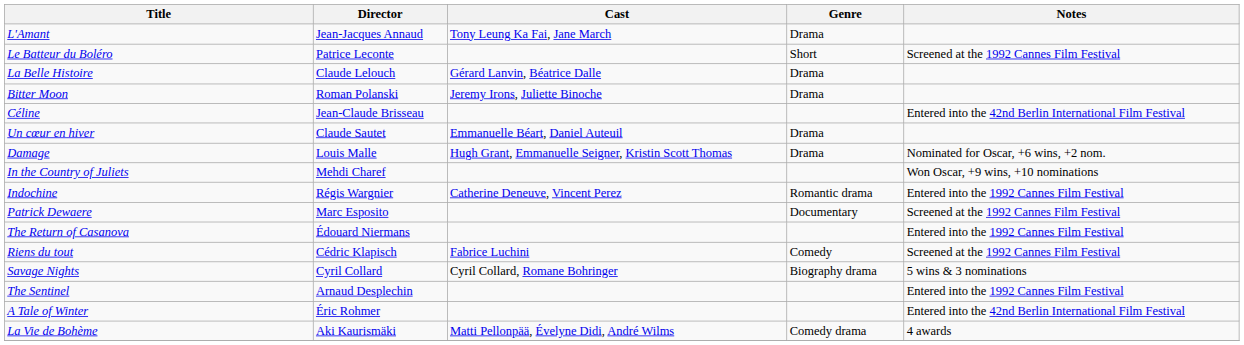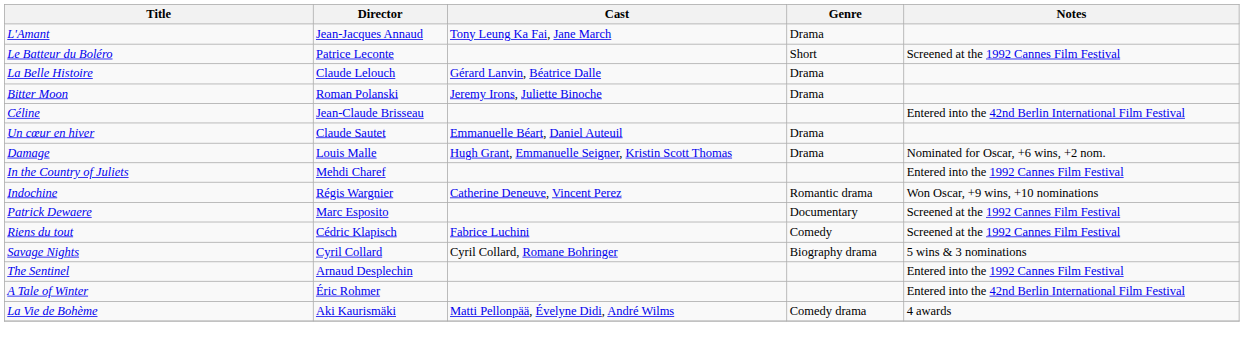(1003, 172) Won Oscar, +9 wins, +10 nominations -> (1015, 172) Entered into the 1992 Cannes Film Festival
(1015, 192) Entered into the 1992 Cannes Film Festival -> (1003, 192) Won Oscar, +9 wins, +10 nominations
- row: (68, 232)
